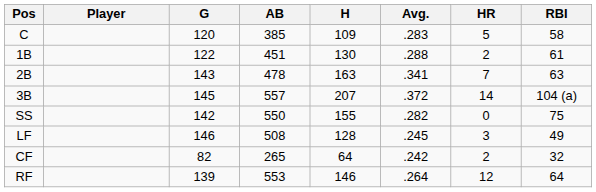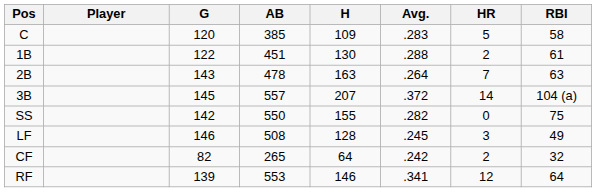(416, 75) .341 -> (416, 75) .264
(416, 177) .264 -> (416, 177) .341
